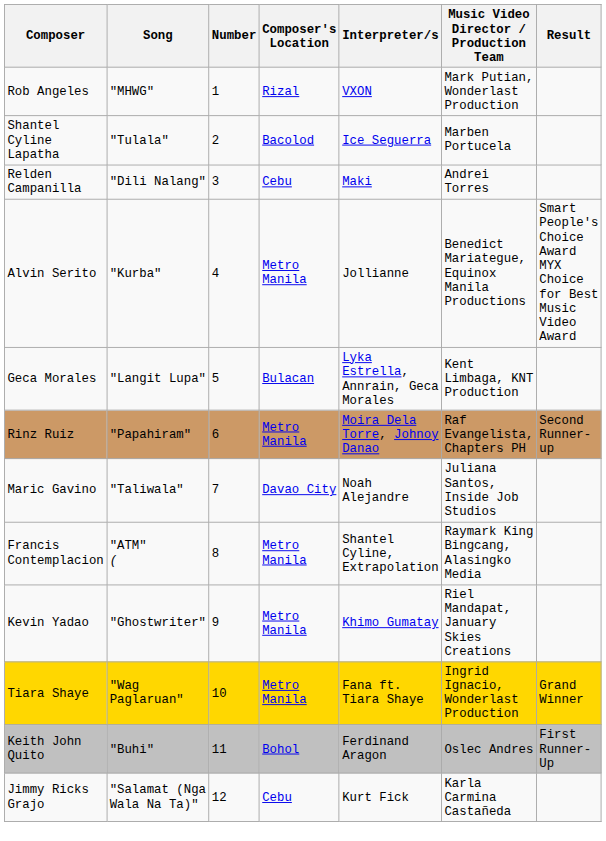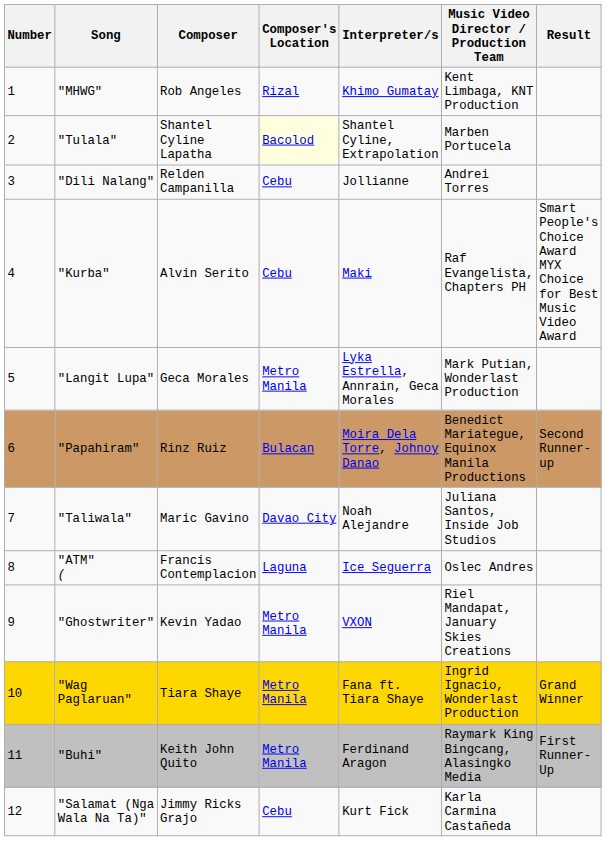columns swapped: (234, 36) <-> (56, 36)
(357, 92) VXON -> (390, 92) Khimo Gumatay
(489, 92) Mark Putian, Wonderlast Production -> (489, 92) Kent Limbaga, KNT Production
(288, 140) no background -> (288, 140) lightyellow background
(387, 140) Ice Seguerra -> (390, 140) Shantel Cyline, Extrapolation
(357, 182) Maki -> (376, 182) Jollianne
(284, 273) Metro Manila -> (277, 273) Cebu
(376, 273) Jollianne -> (357, 273) Maki
(485, 273) Benedict Mariategue, Equinox Manila Productions -> (489, 273) Raf Evangelista, Chapters PH
(288, 379) Bulacan -> (284, 379) Metro Manila
(489, 379) Kent Limbaga, KNT Production -> (489, 379) Mark Putian, Wonderlast Production
(284, 435) Metro Manila -> (288, 449) Bulacan
(489, 435) Raf Evangelista, Chapters PH -> (485, 449) Benedict Mariategue, Equinox Manila Productions
(284, 553) Metro Manila -> (284, 567) Laguna
(390, 553) Shantel Cyline, Extrapolation -> (387, 567) Ice Seguerra
(489, 553) Raymark King Bingcang, Alasingko Media -> (489, 567) Oslec Andres
(390, 623) Khimo Gumatay -> (357, 623) VXON
(281, 749) Bohol -> (284, 756) Metro Manila
(489, 749) Oslec Andres -> (489, 756) Raymark King Bingcang, Alasingko Media
